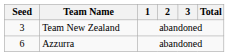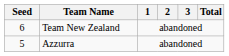(22, 28) 3 -> (22, 28) 6
(22, 43) 6 -> (22, 43) 5
